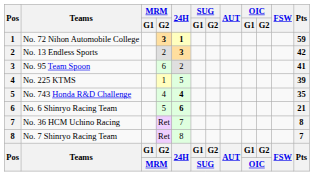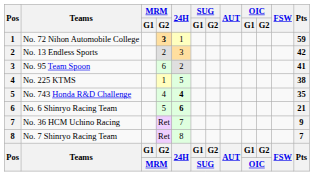(181, 38) bold -> (181, 38) normal
(181, 52) bold -> (181, 52) normal
(301, 80) 39 -> (301, 80) 38
(301, 122) 8 -> (301, 122) 9
